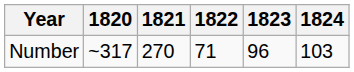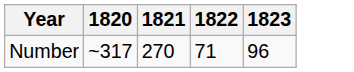- column: (322, 20)
